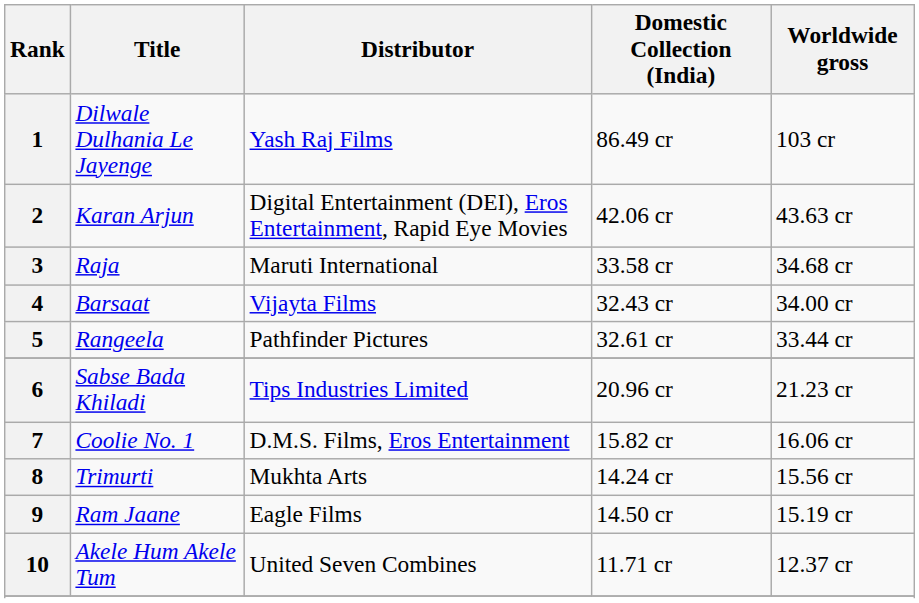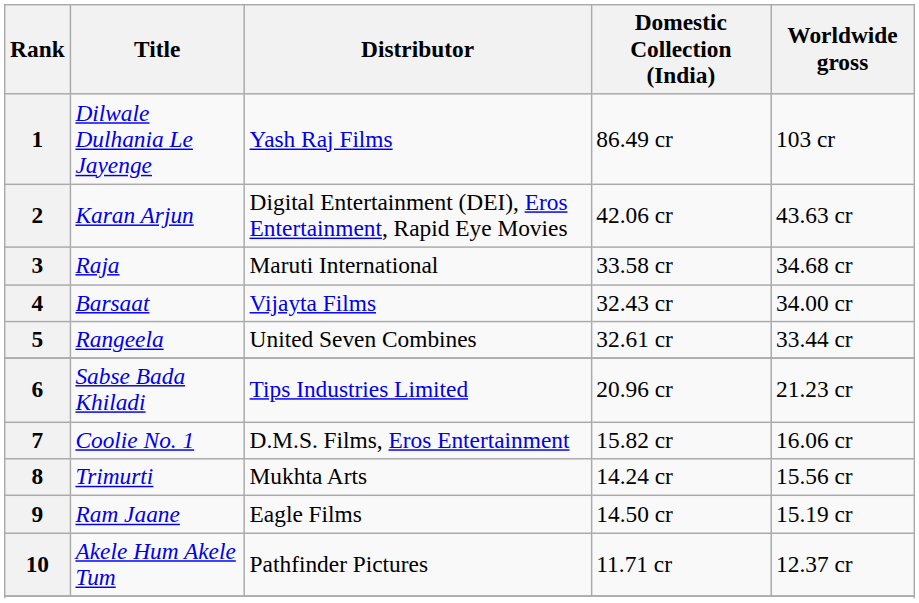(339, 339) Pathfinder Pictures -> (363, 339) United Seven Combines
(363, 564) United Seven Combines -> (339, 564) Pathfinder Pictures
